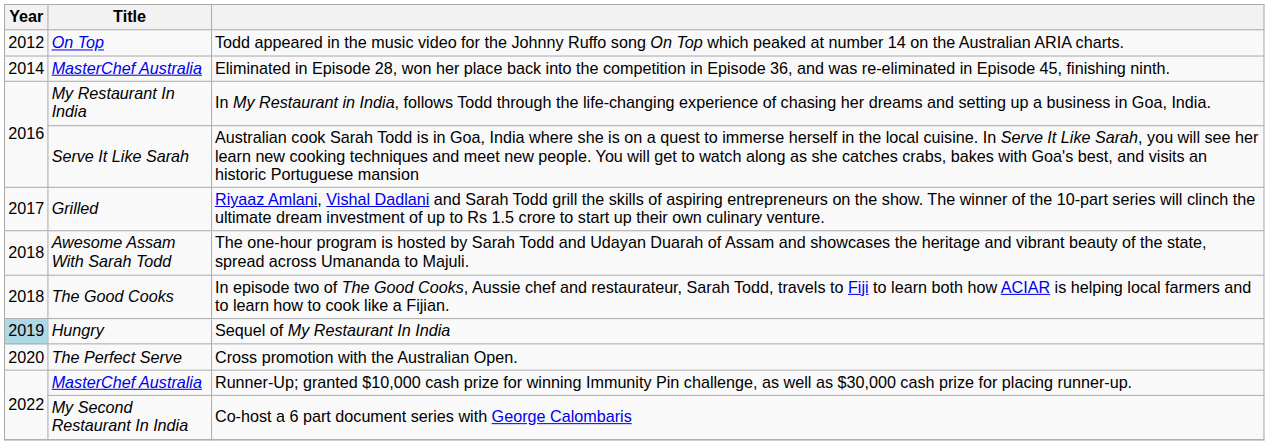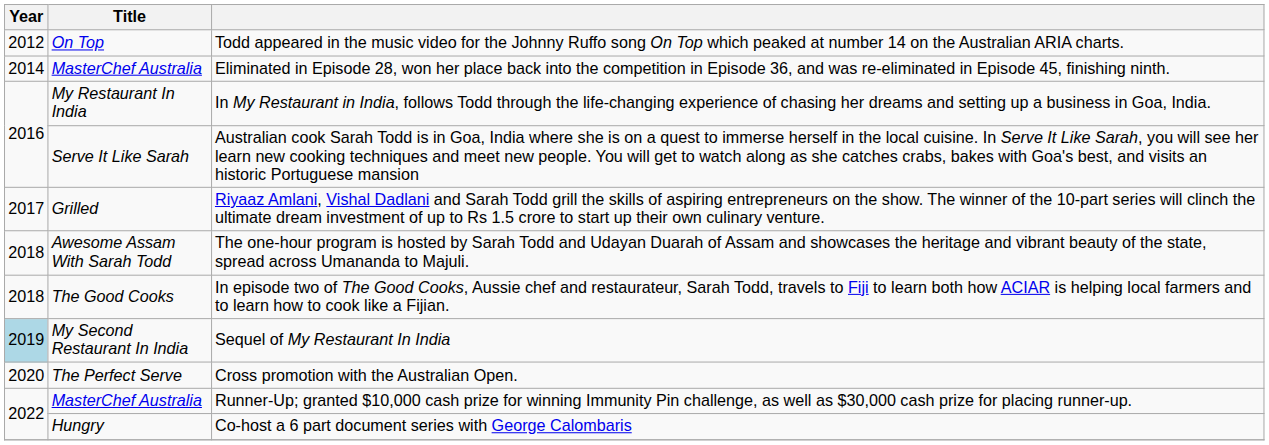(78, 331) Hungry -> (120, 340) My Second Restaurant In India
(120, 417) My Second Restaurant In India -> (78, 426) Hungry
